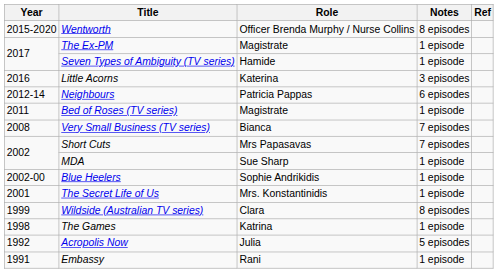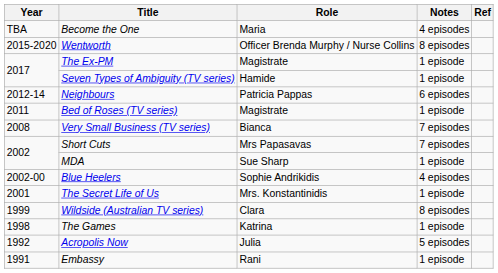+ row: (100, 29)
- row: (90, 78)
(442, 177) 1 episode -> (444, 177) 4 episodes
